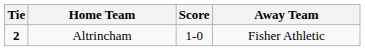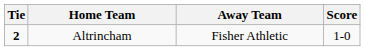columns swapped: (194, 14) <-> (286, 14)
